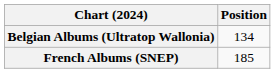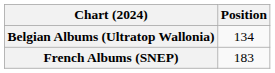(244, 57) 185 -> (244, 57) 183
